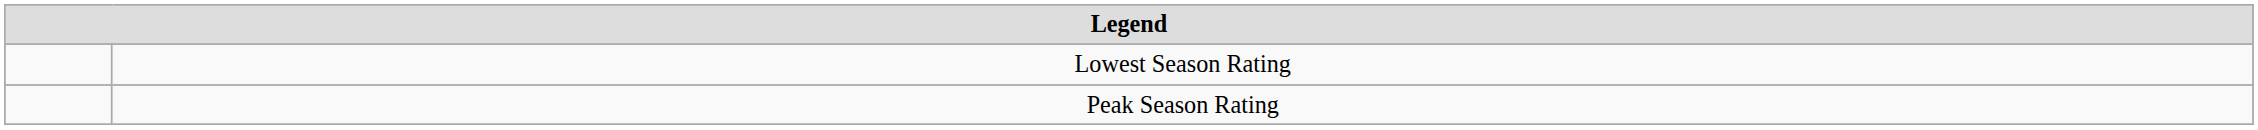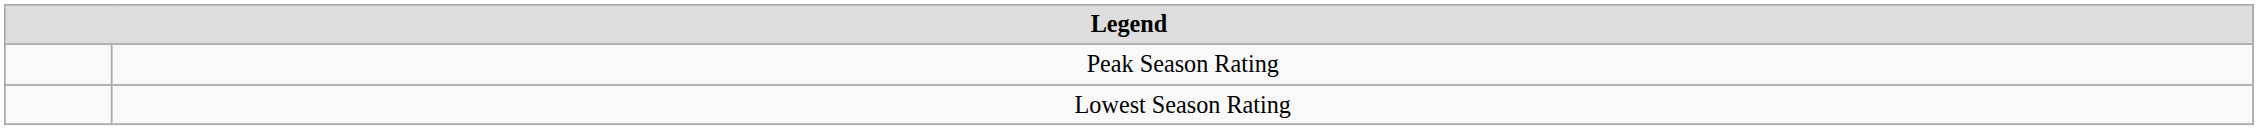rows swapped: (1183, 103) <-> (1183, 64)
